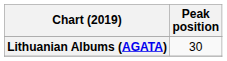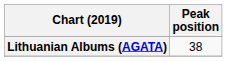(196, 46) 30 -> (196, 46) 38
